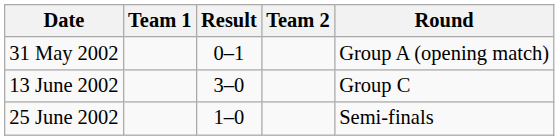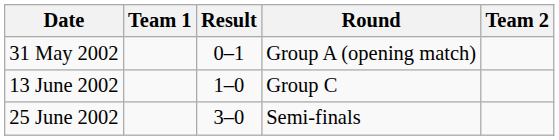columns swapped: (298, 20) <-> (444, 20)
(229, 85) 3–0 -> (229, 85) 1–0
(229, 118) 1–0 -> (229, 118) 3–0
